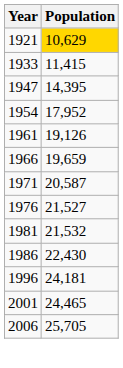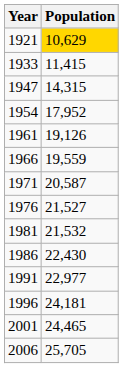(66, 87) 14,395 -> (66, 87) 14,315
(66, 159) 19,659 -> (66, 159) 19,559
+ row: (23, 278)
